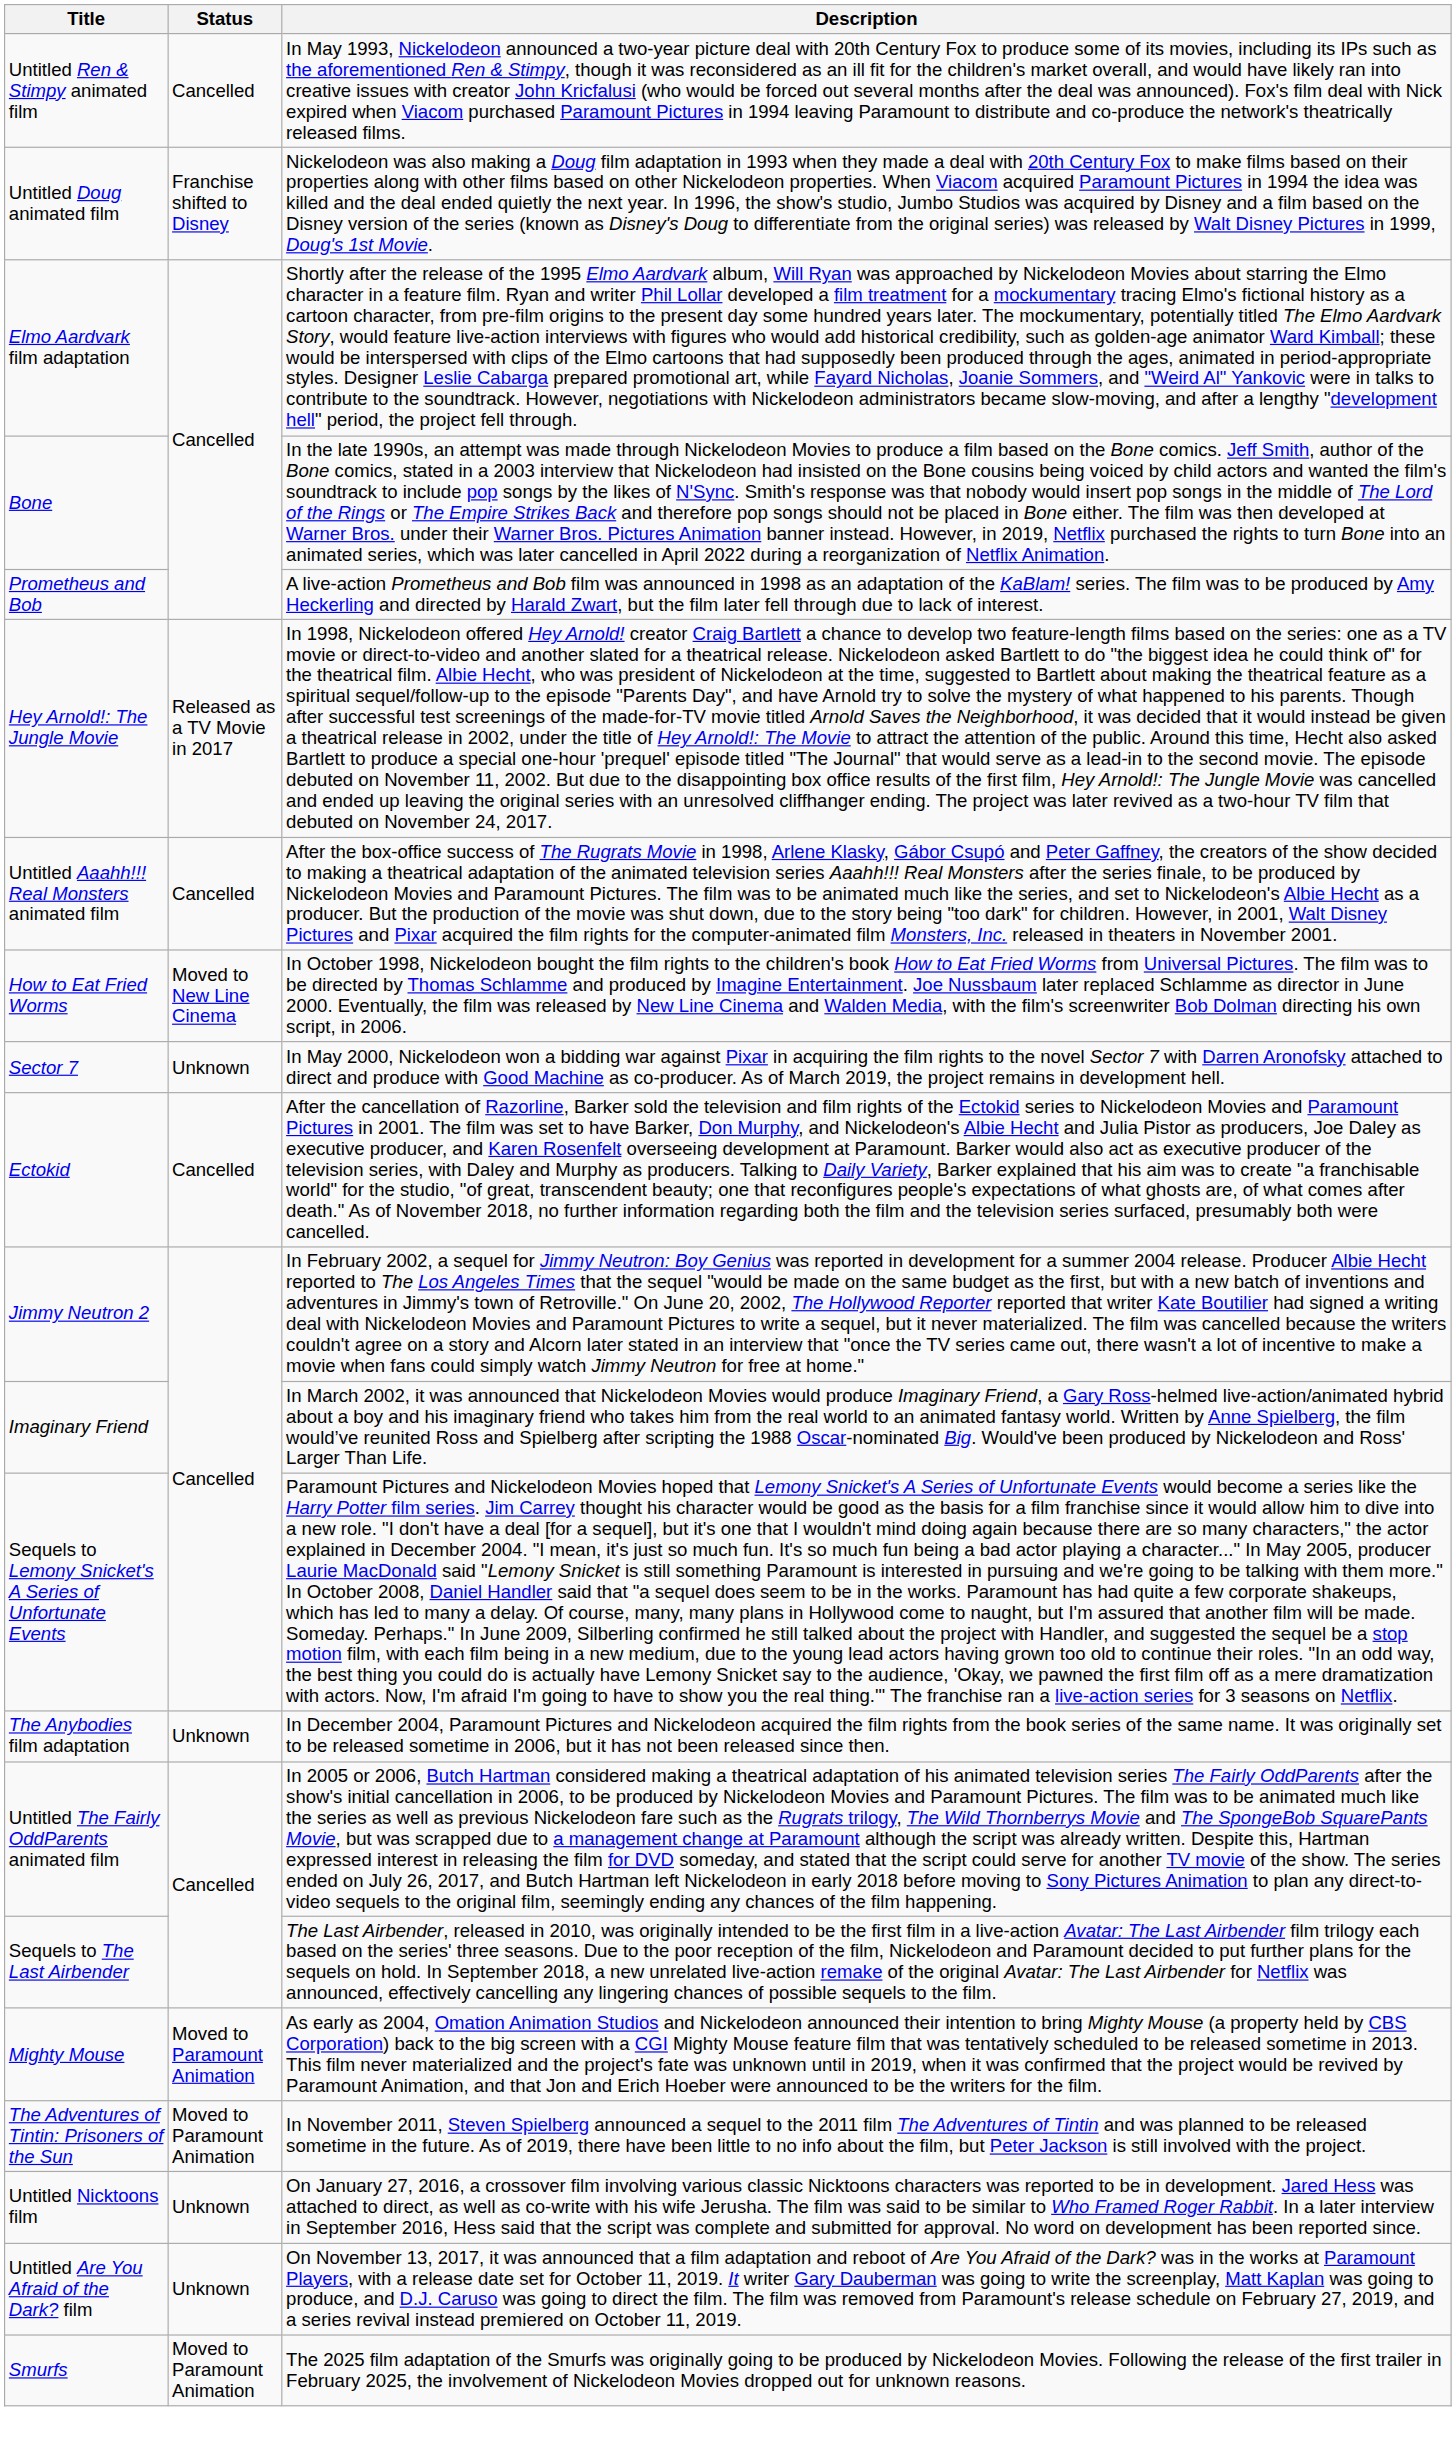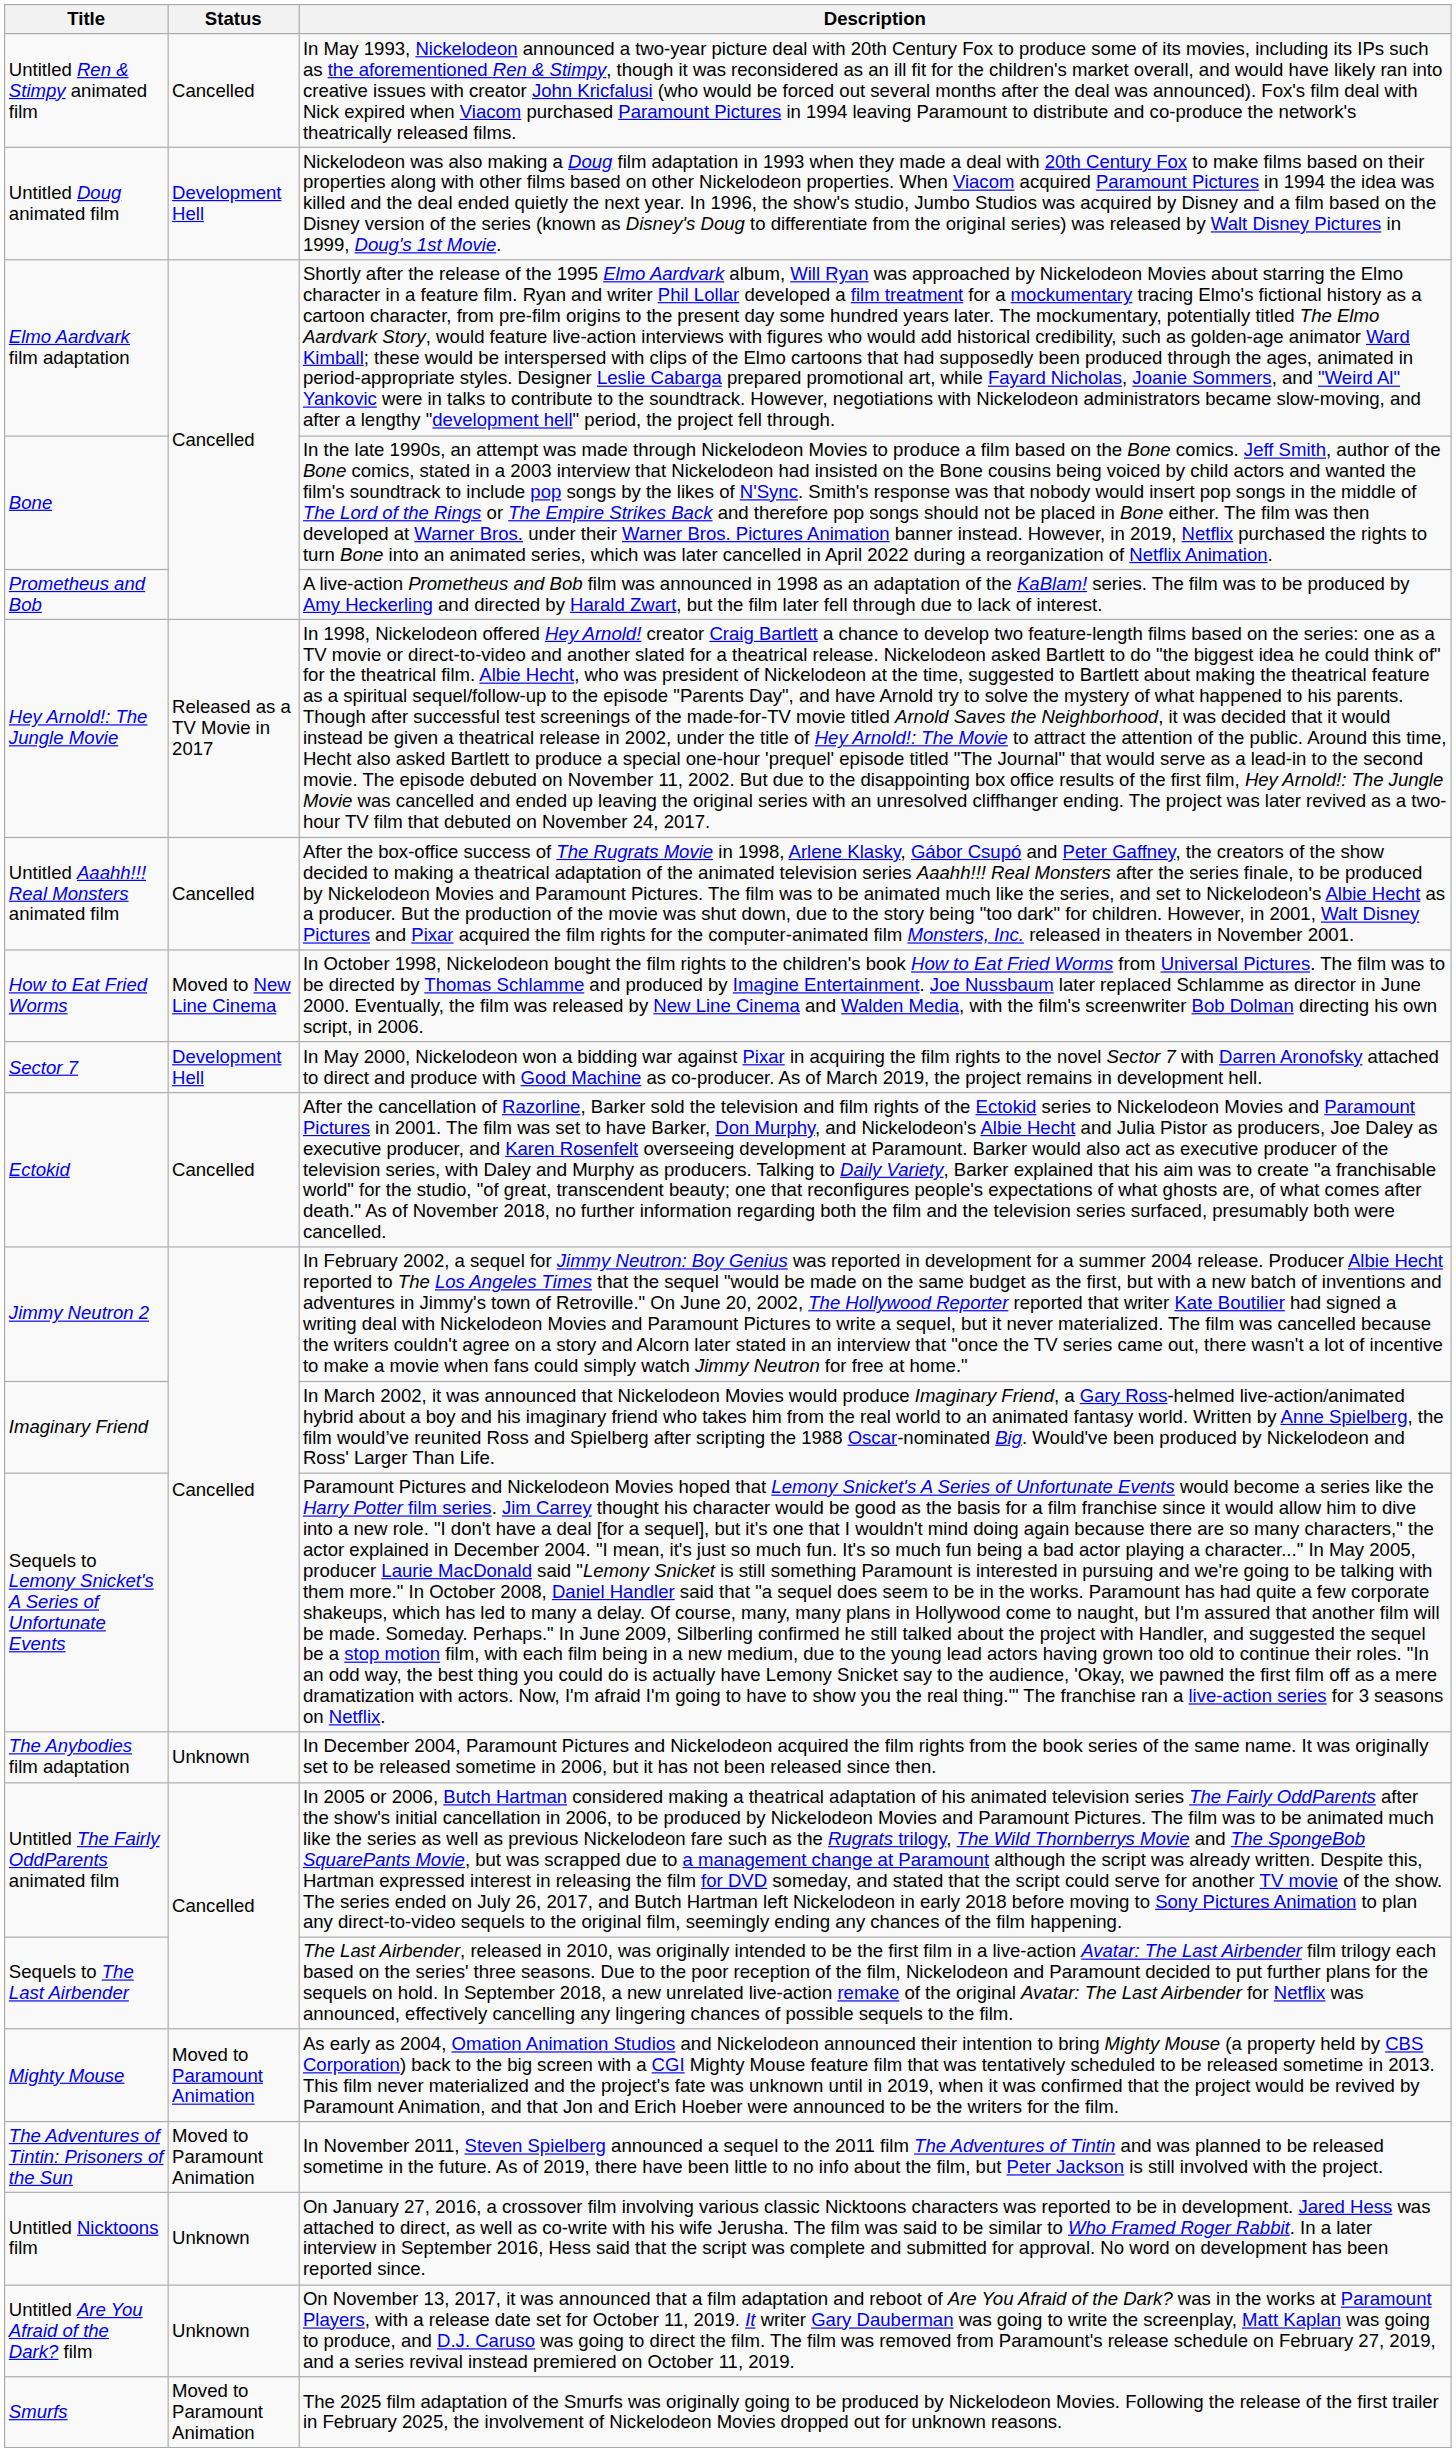(213, 203) Franchise shifted to Disney -> (227, 203) Development Hell
(211, 1067) Unknown -> (227, 1067) Development Hell
